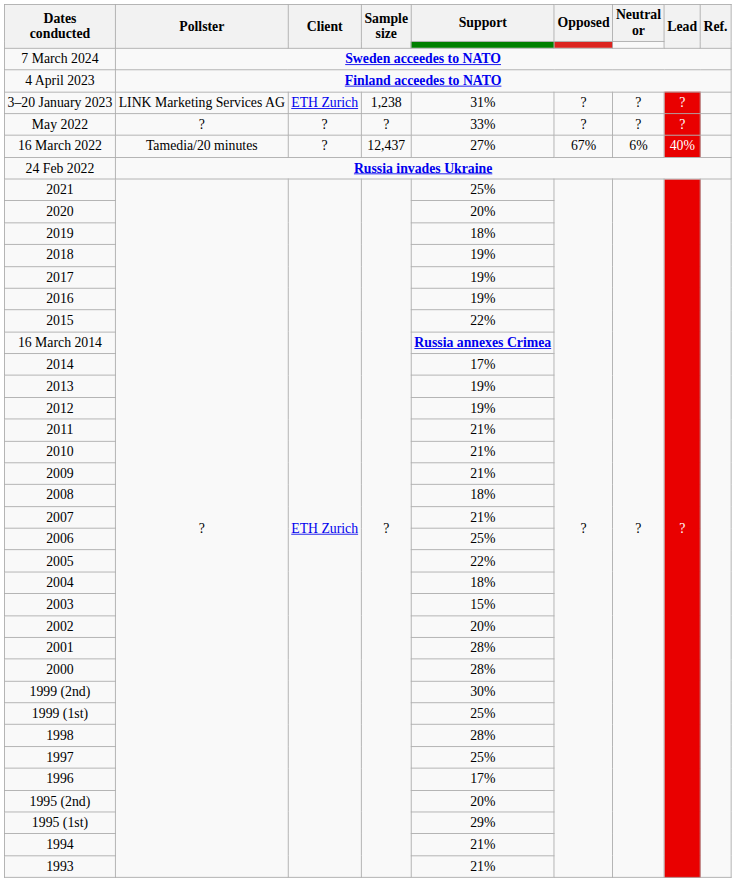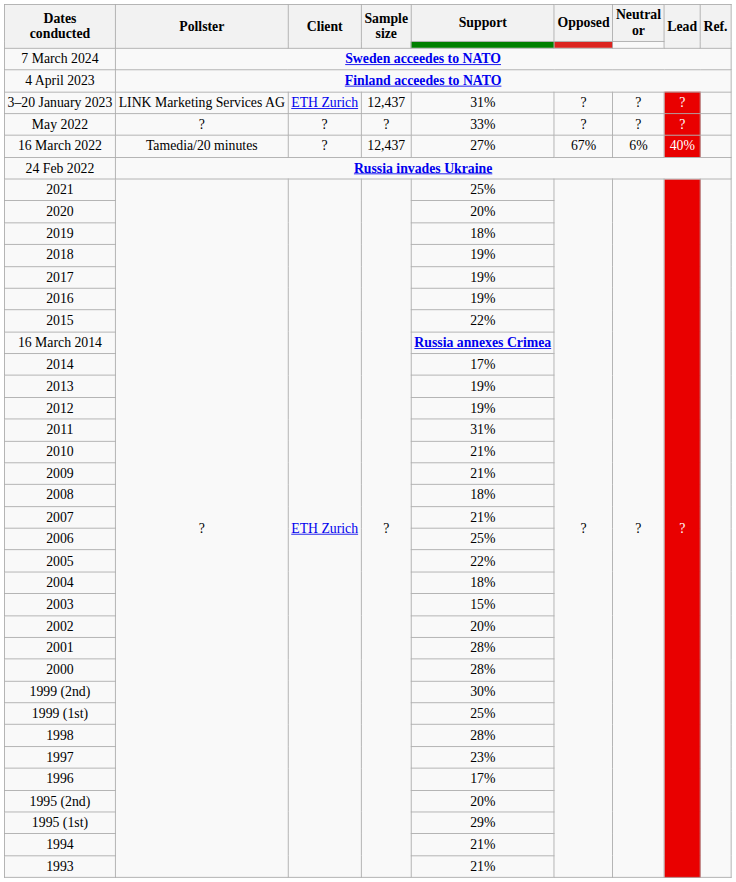(386, 102) 1,238 -> (386, 102) 12,437
(483, 430) 21% -> (483, 430) 31%
(483, 757) 25% -> (483, 757) 23%
